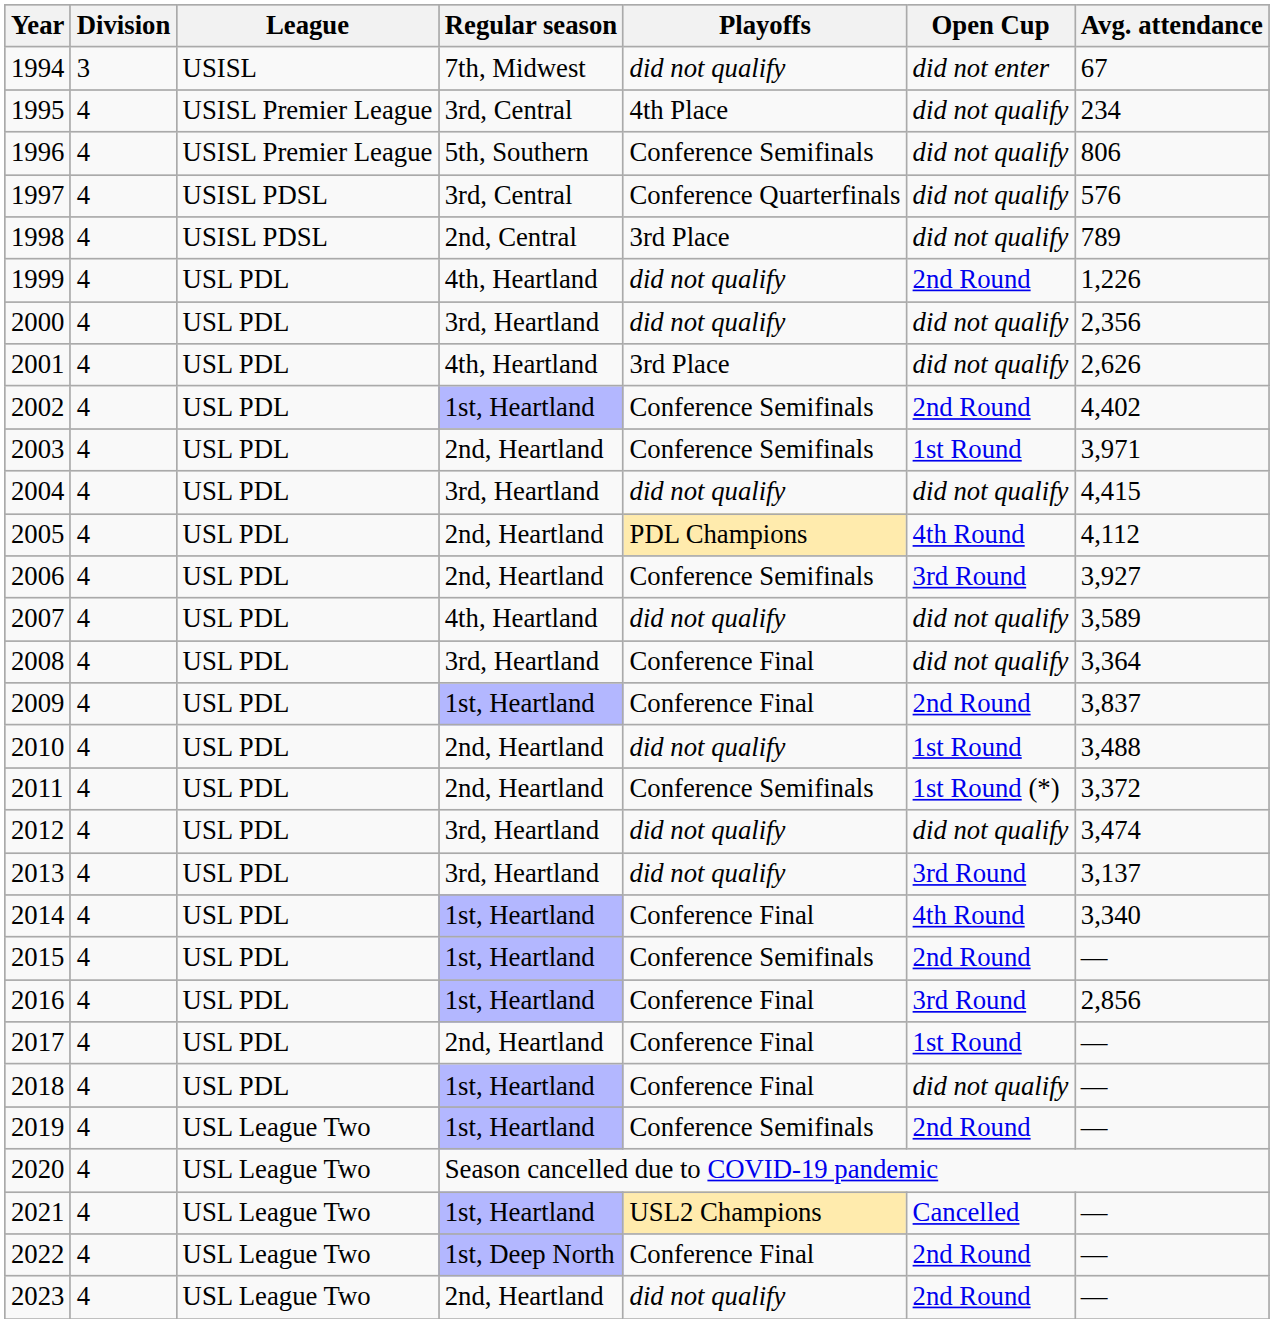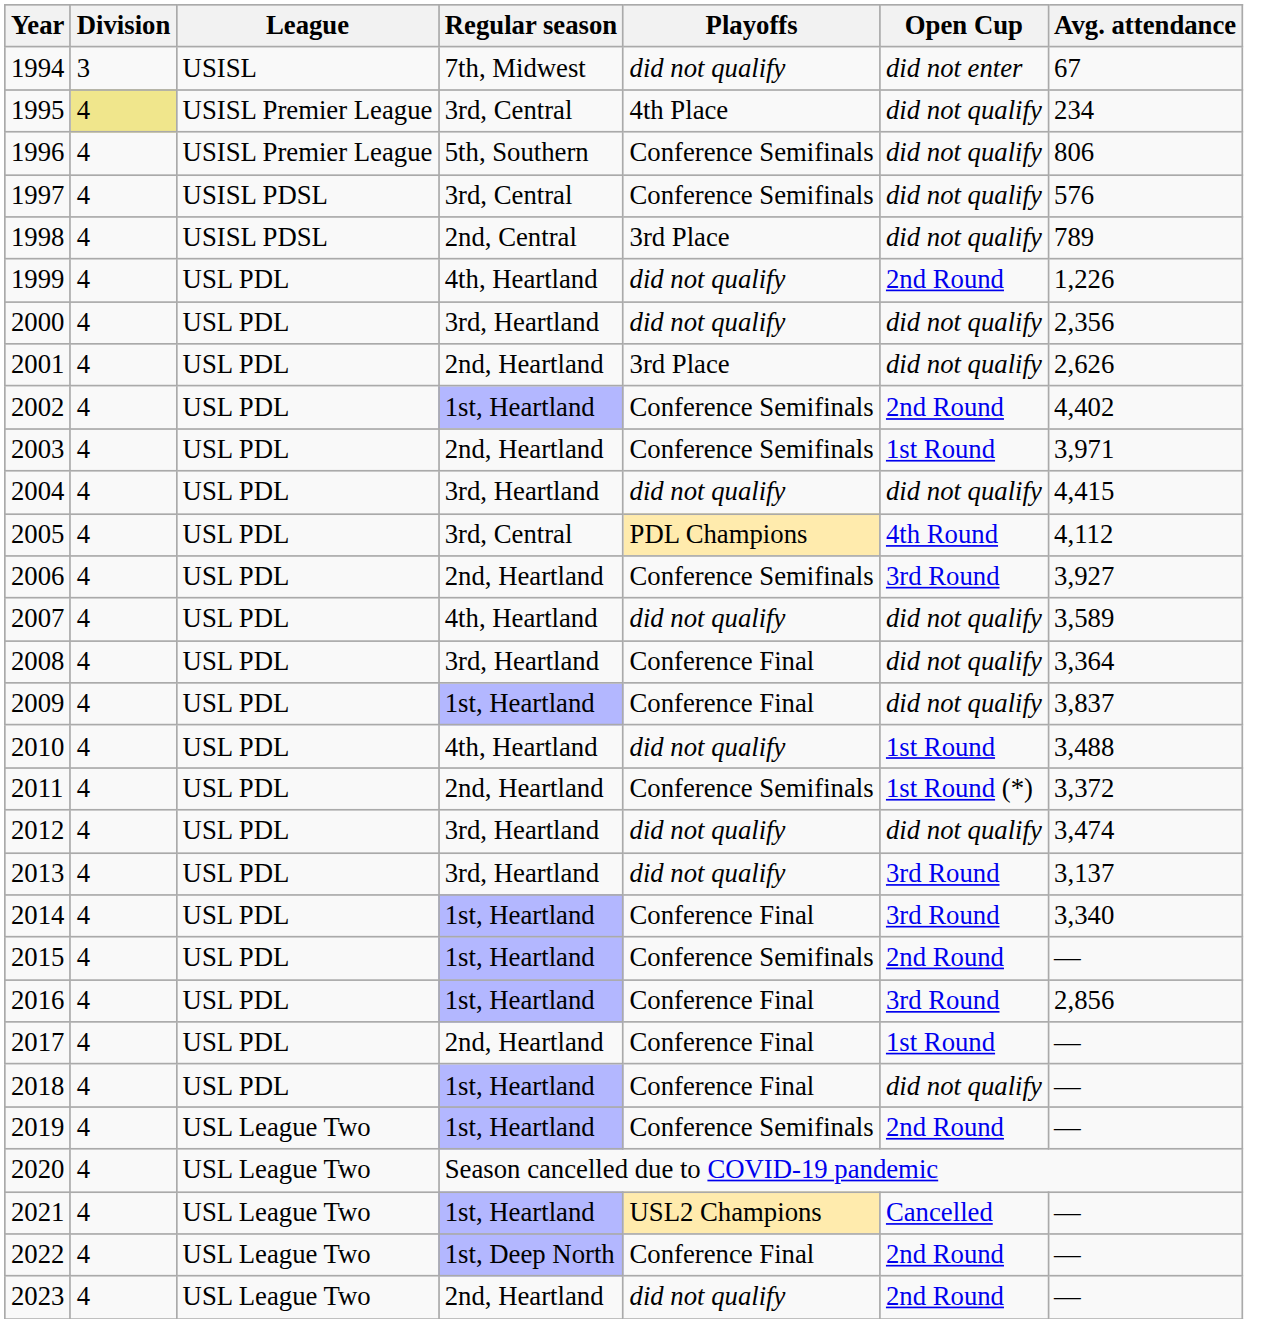(83, 110) no background -> (83, 110) khaki background
(765, 195) Conference Quarterfinals -> (752, 195) Conference Semifinals
(521, 364) 4th, Heartland -> (524, 364) 2nd, Heartland
(524, 534) 2nd, Heartland -> (509, 534) 3rd, Central
(972, 703) 2nd Round -> (964, 703) did not qualify
(524, 746) 2nd, Heartland -> (521, 746) 4th, Heartland
(969, 915) 4th Round -> (943, 915) 3rd Round
